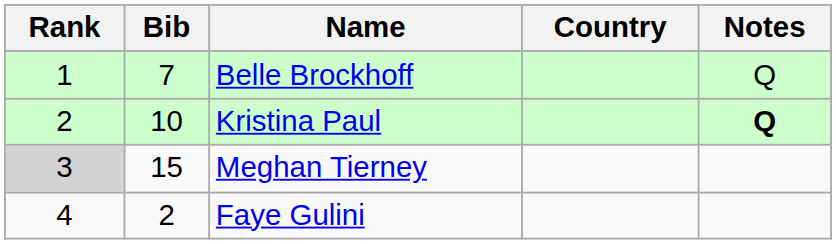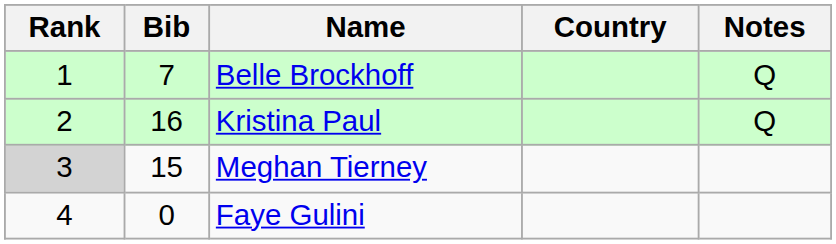(167, 121) 10 -> (167, 121) 16
(765, 121) bold -> (765, 121) normal
(167, 214) 2 -> (167, 214) 0
